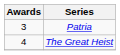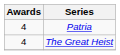(24, 27) 3 -> (24, 27) 4
